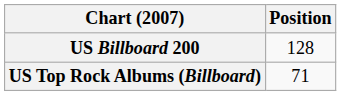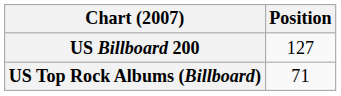(300, 47) 128 -> (300, 47) 127
